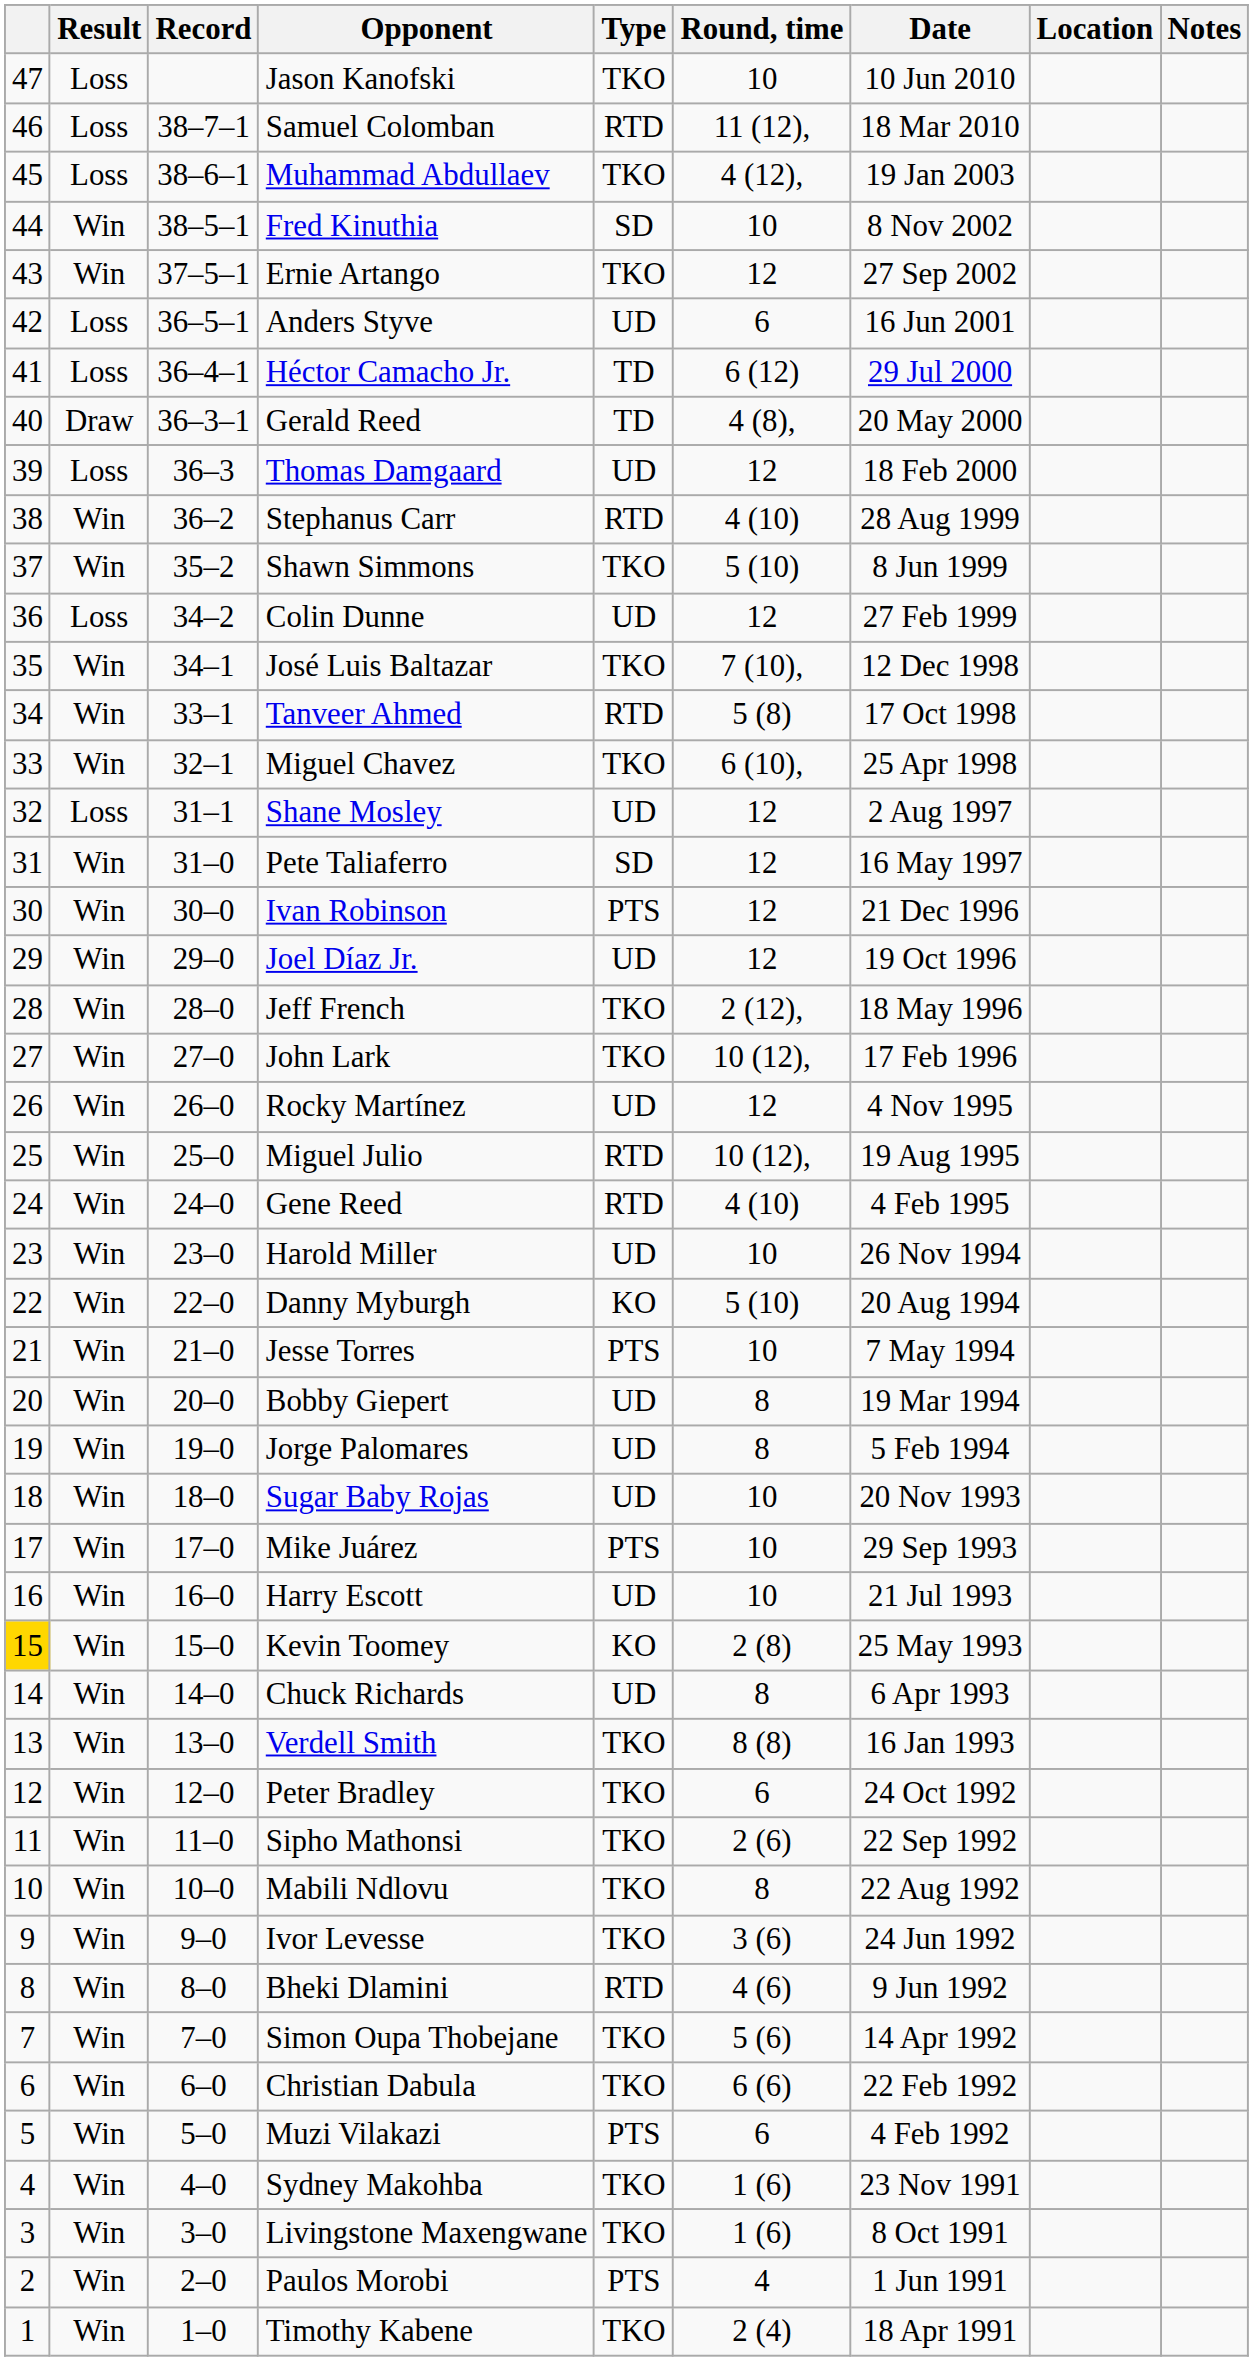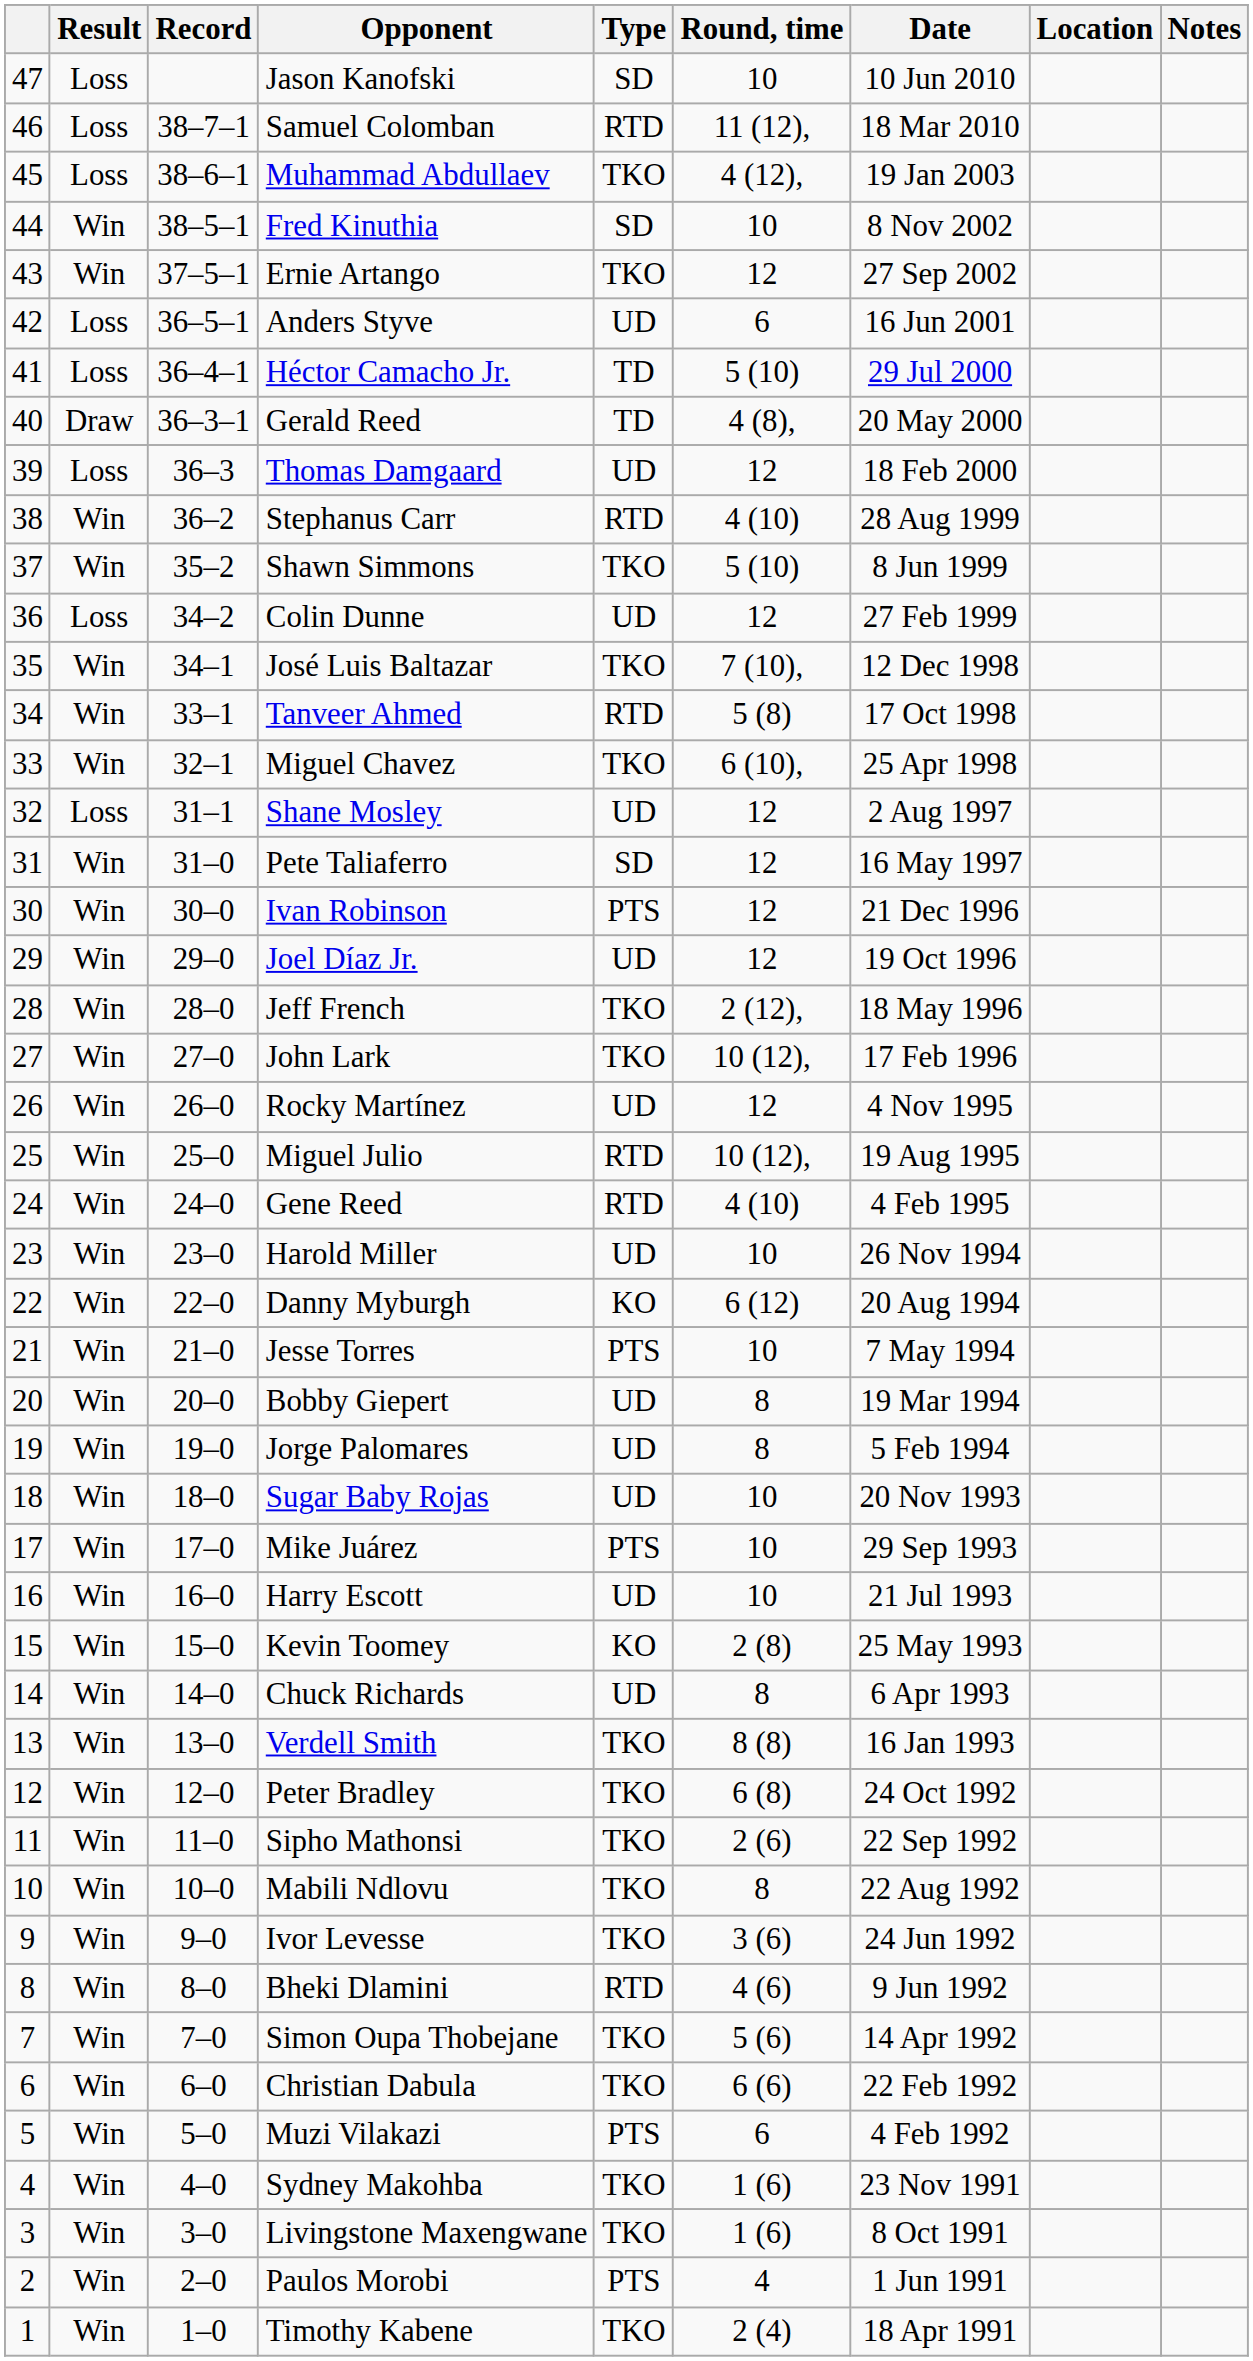(634, 77) TKO -> (634, 77) SD
(762, 371) 6 (12) -> (762, 371) 5 (10)
(762, 1302) 5 (10) -> (762, 1302) 6 (12)
(28, 1645) gold background -> (28, 1645) no background
(762, 1792) 6 -> (762, 1792) 6 (8)
